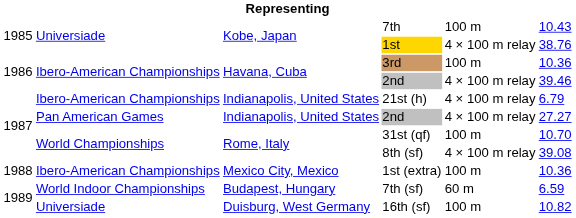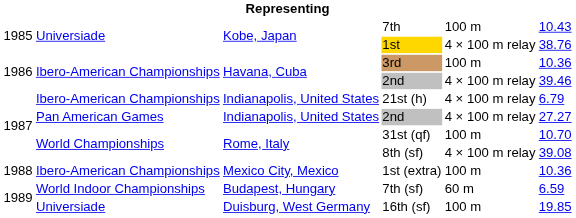(555, 207) 10.82 -> (555, 207) 19.85
